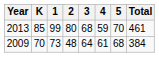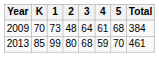rows swapped: (18, 44) <-> (18, 28)
